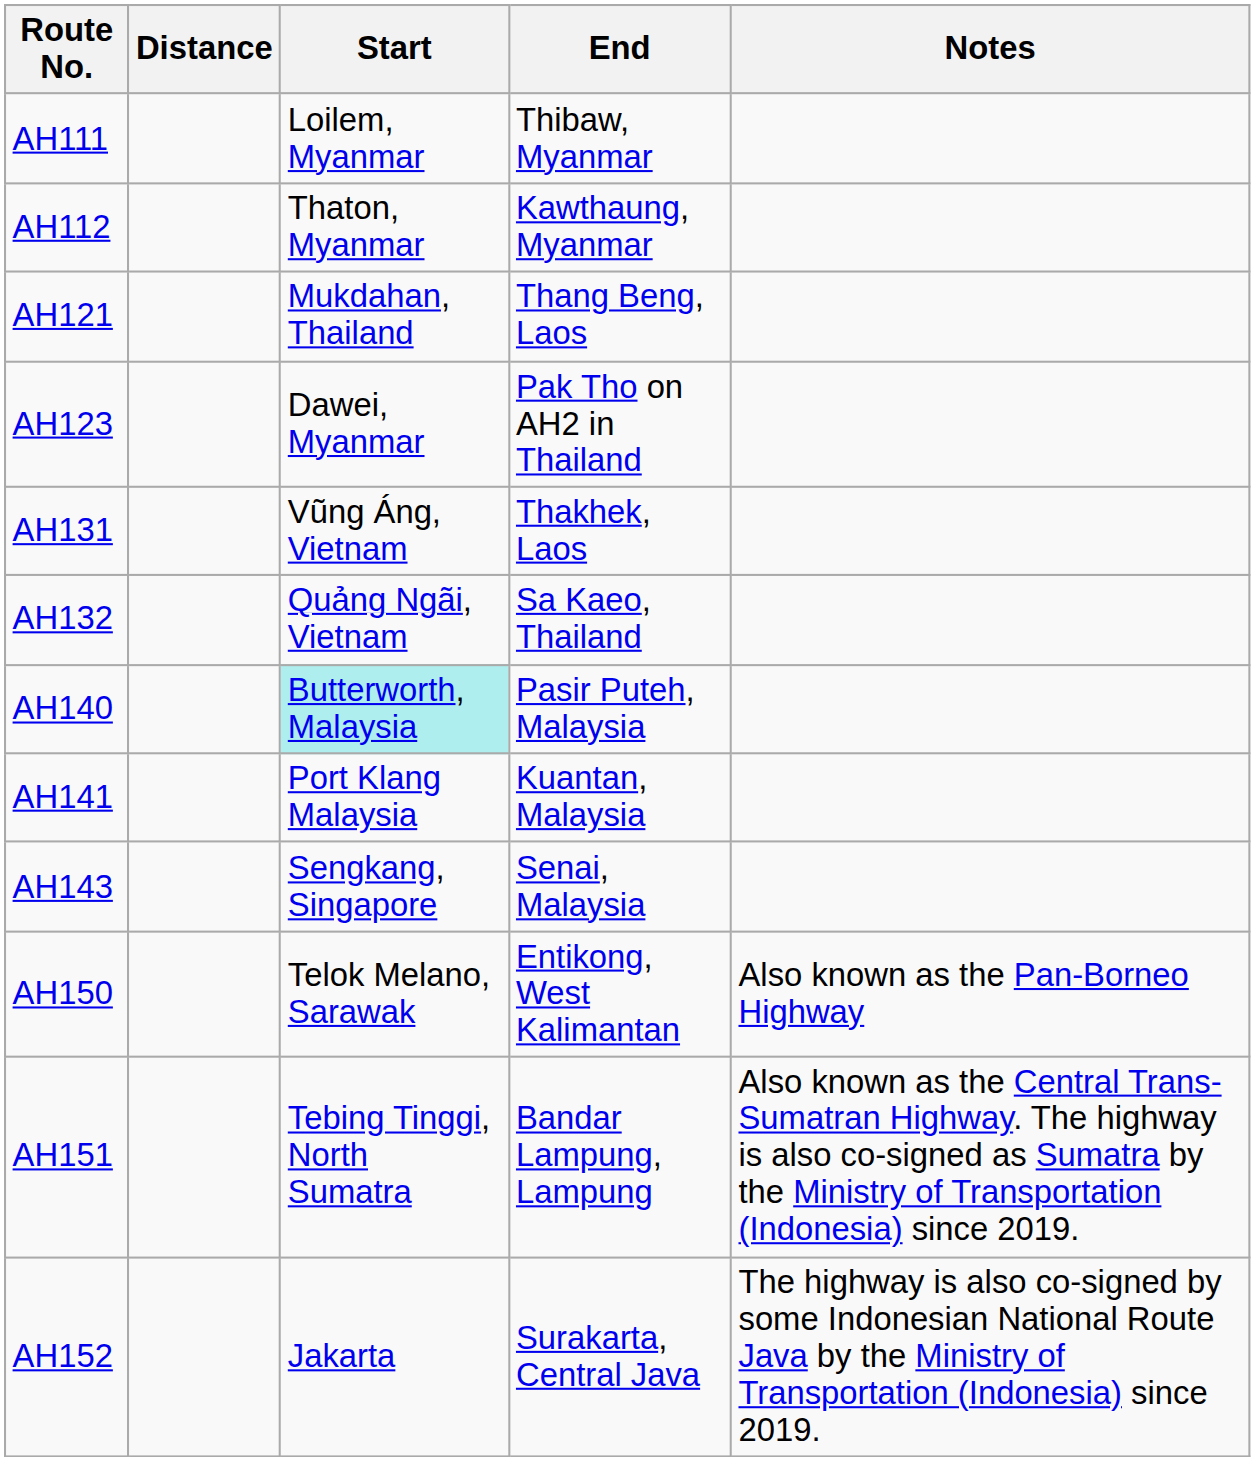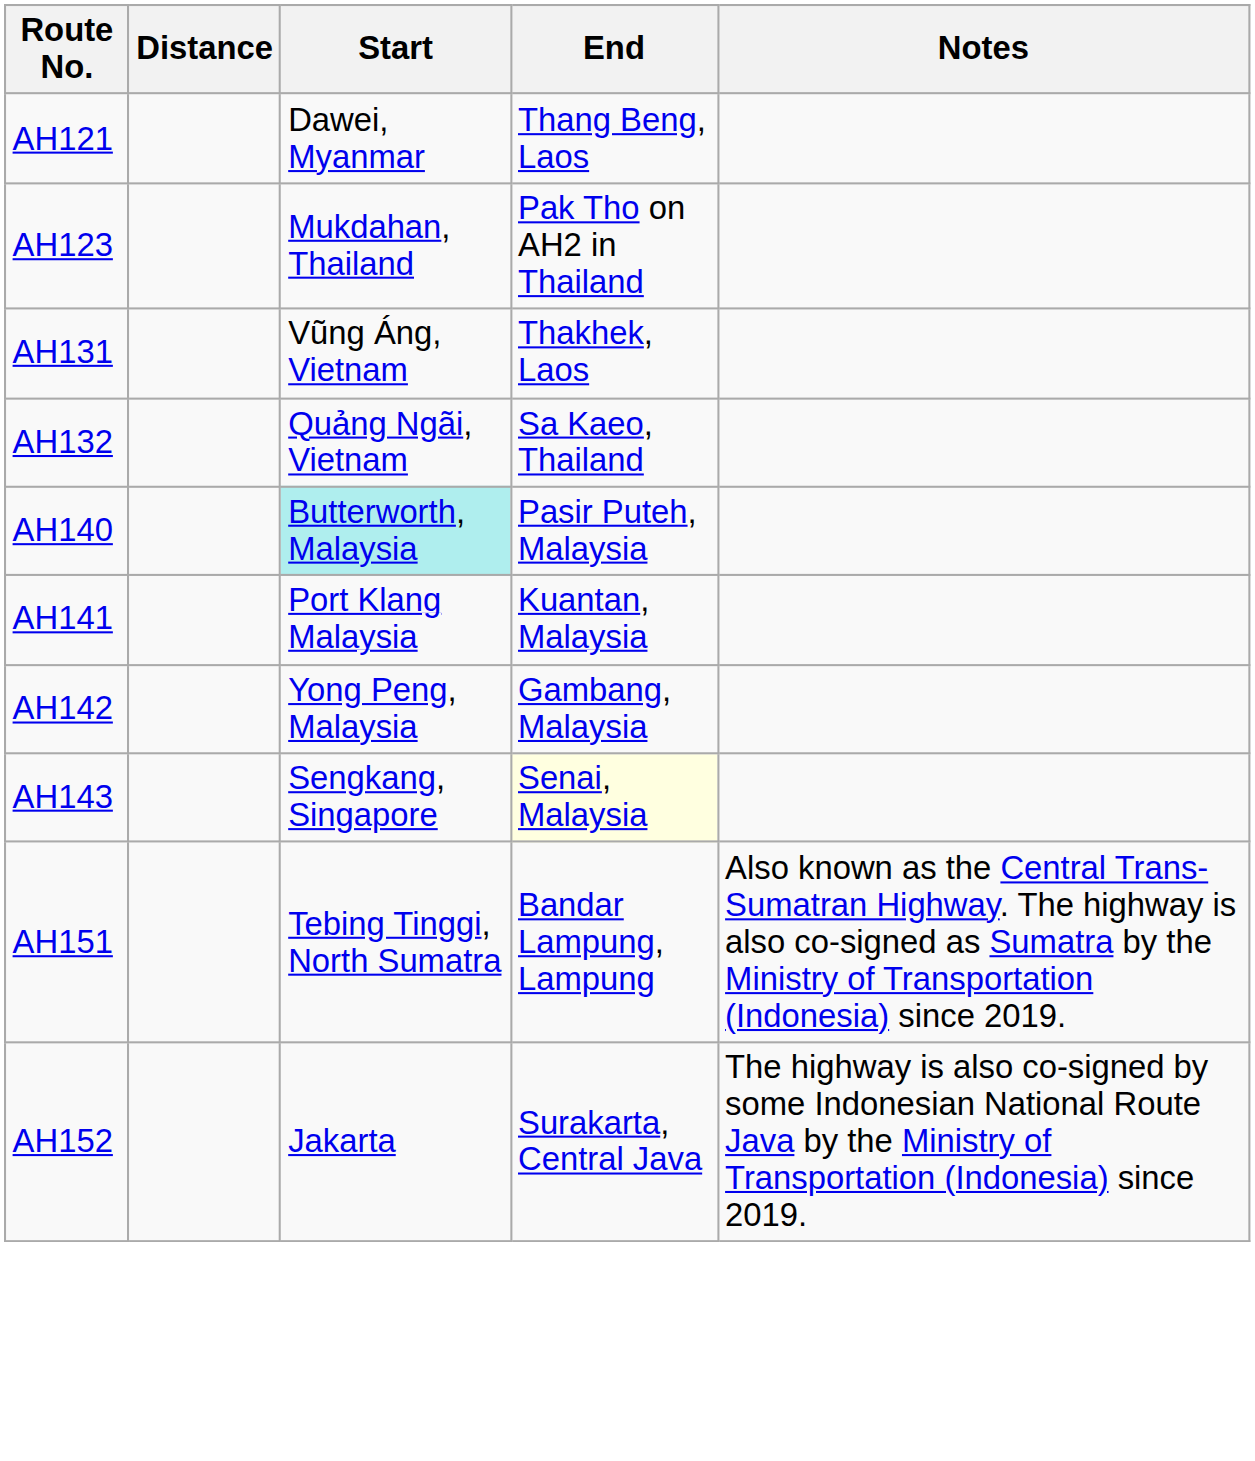- row: (60, 137)
- row: (62, 226)
(369, 315) Mukdahan, Thailand -> (357, 137) Dawei, Myanmar
(356, 423) Dawei, Myanmar -> (369, 245) Mukdahan, Thailand
+ row: (63, 708)
(581, 886) no background -> (583, 797) lightyellow background
- row: (63, 993)
